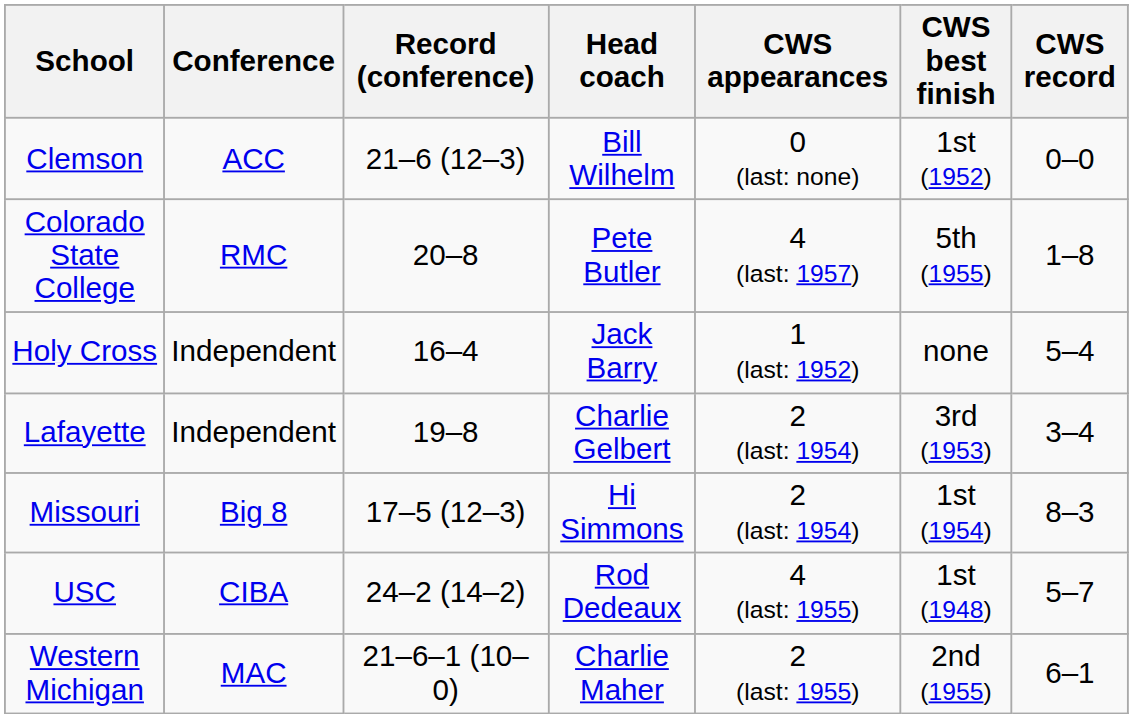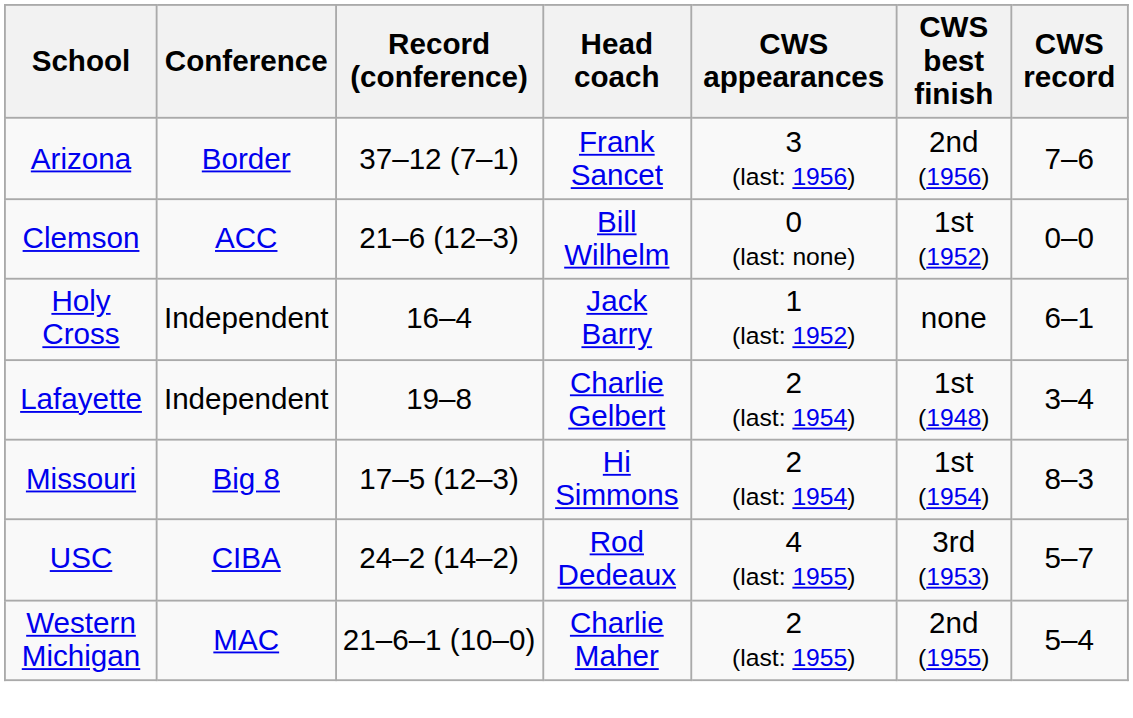+ row: (81, 158)
- row: (85, 255)
(1070, 351) 5–4 -> (1069, 318) 6–1
(956, 432) 3rd (1953) -> (954, 398) 1st (1948)
(956, 592) 1st (1948) -> (954, 559) 3rd (1953)
(1070, 672) 6–1 -> (1069, 639) 5–4
